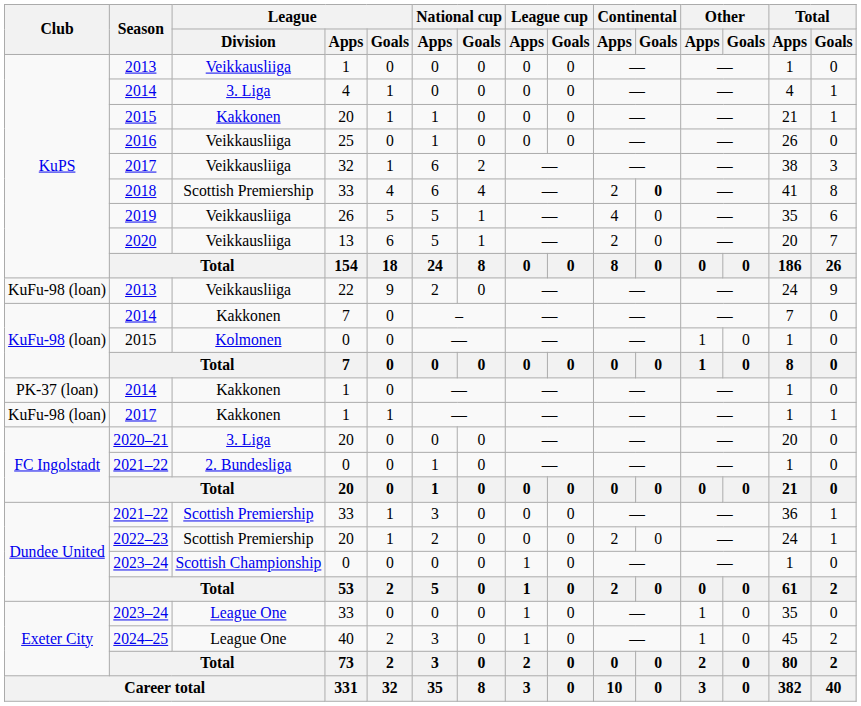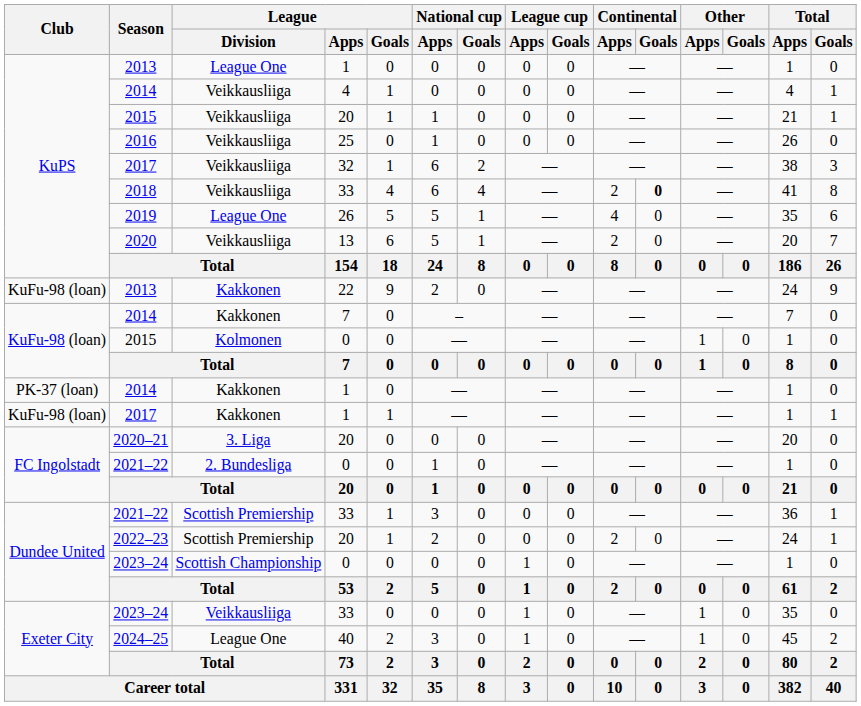(248, 66) Veikkausliiga -> (248, 66) League One
(248, 91) 3. Liga -> (248, 91) Veikkausliiga
(248, 116) Kakkonen -> (248, 116) Veikkausliiga
(248, 191) Scottish Premiership -> (248, 191) Veikkausliiga
(248, 215) Veikkausliiga -> (248, 215) League One
(248, 290) Veikkausliiga -> (248, 290) Kakkonen
(248, 613) League One -> (248, 613) Veikkausliiga
